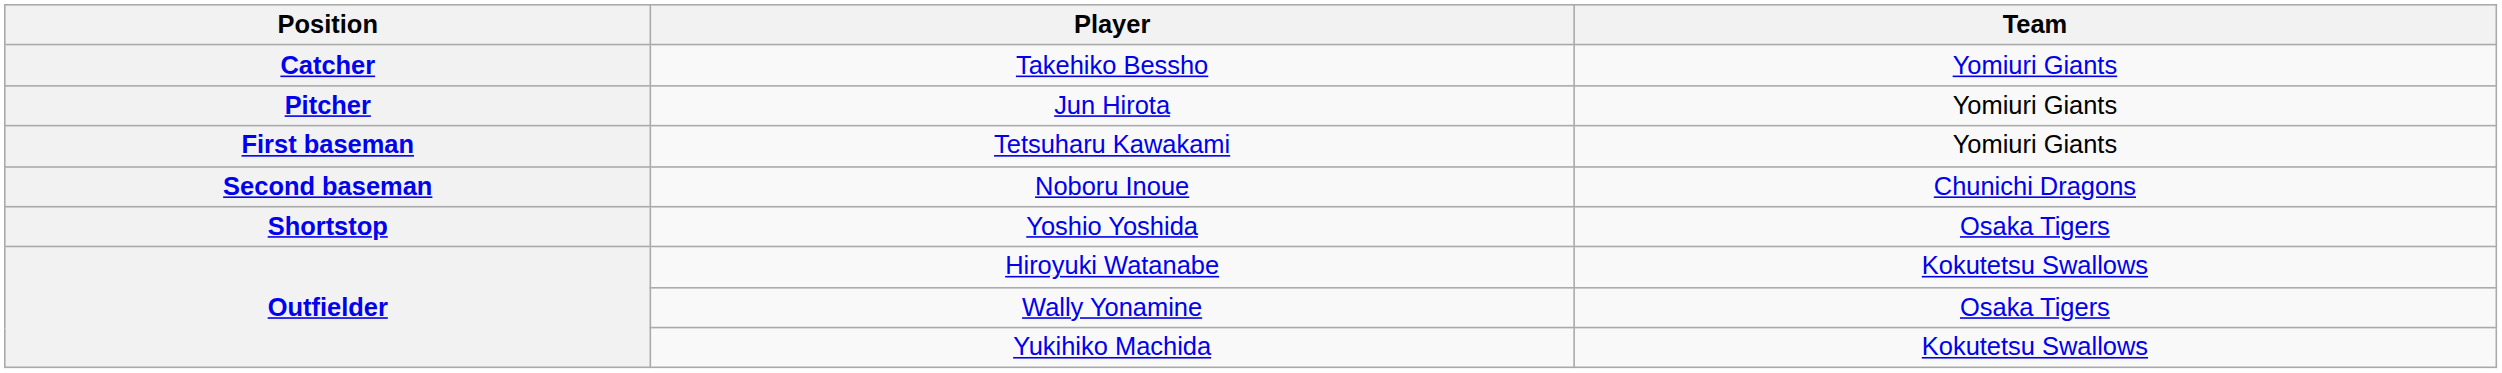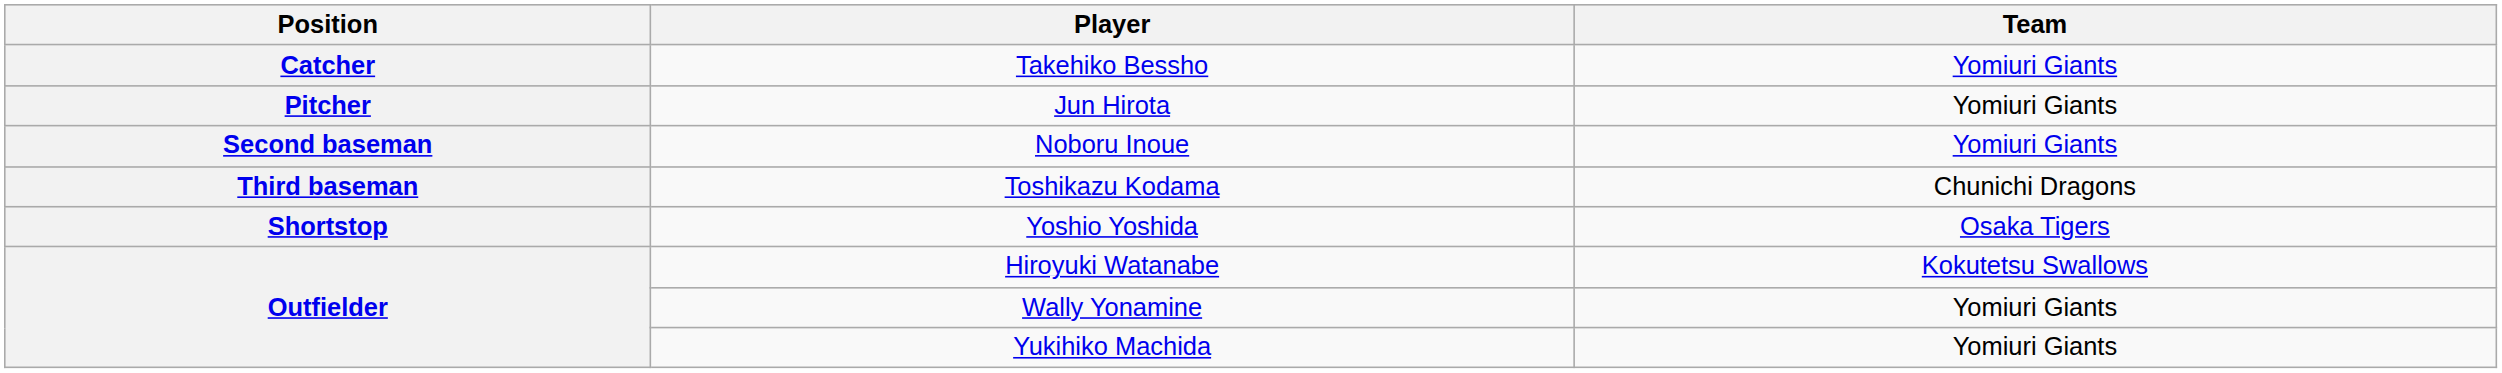- row: (1112, 145)
(2035, 186) Chunichi Dragons -> (2035, 145) Yomiuri Giants
+ row: (1112, 186)
(2035, 307) Osaka Tigers -> (2035, 307) Yomiuri Giants
(2035, 347) Kokutetsu Swallows -> (2035, 347) Yomiuri Giants
